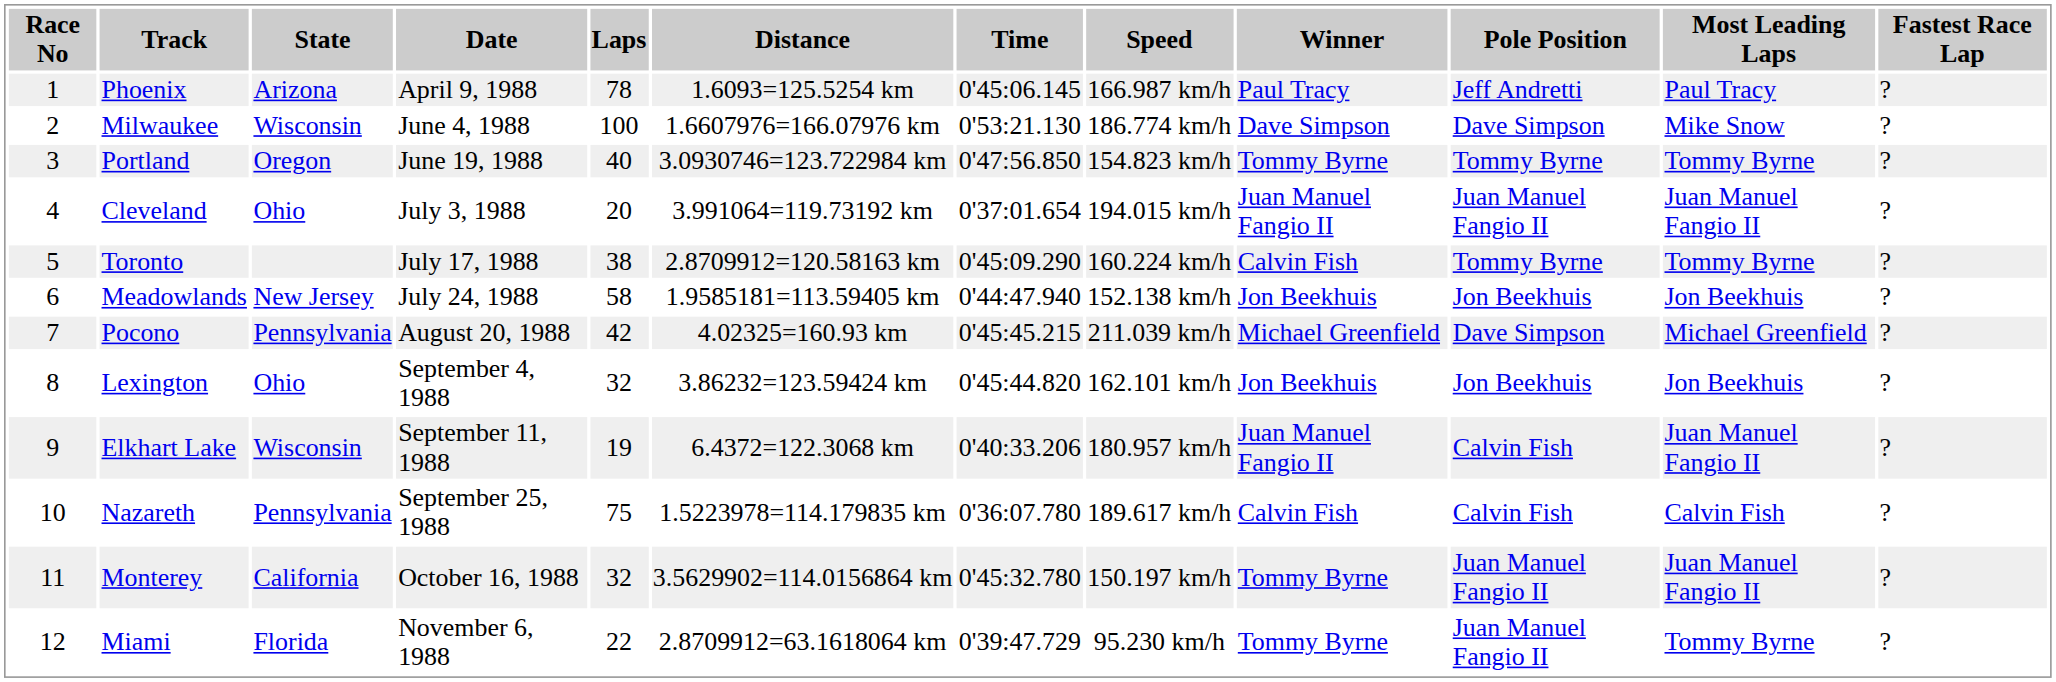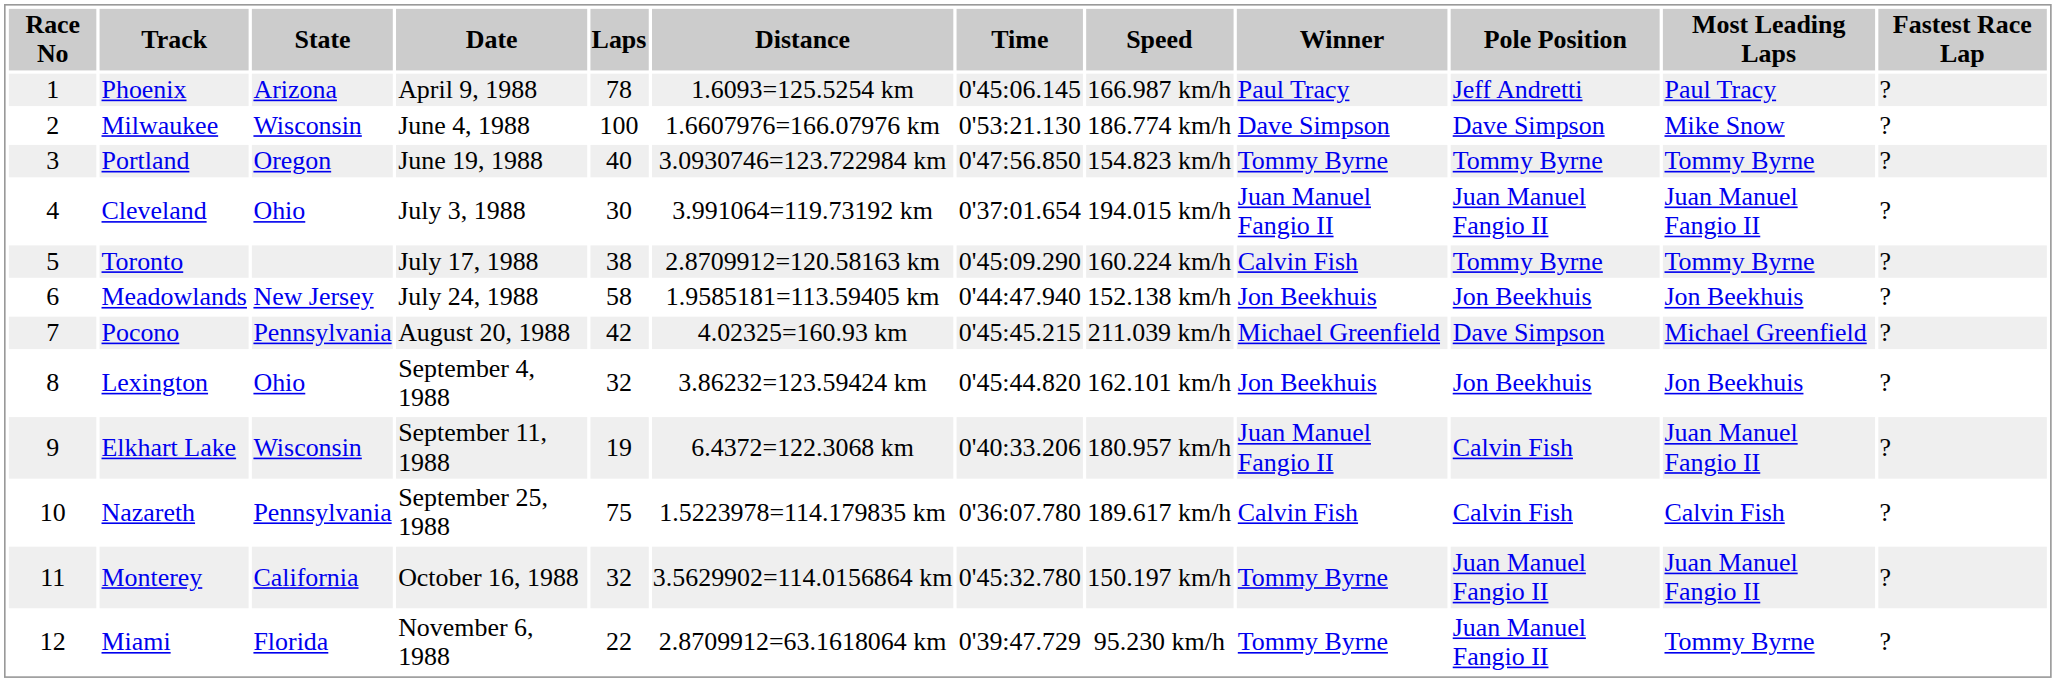(619, 211) 20 -> (619, 211) 30
